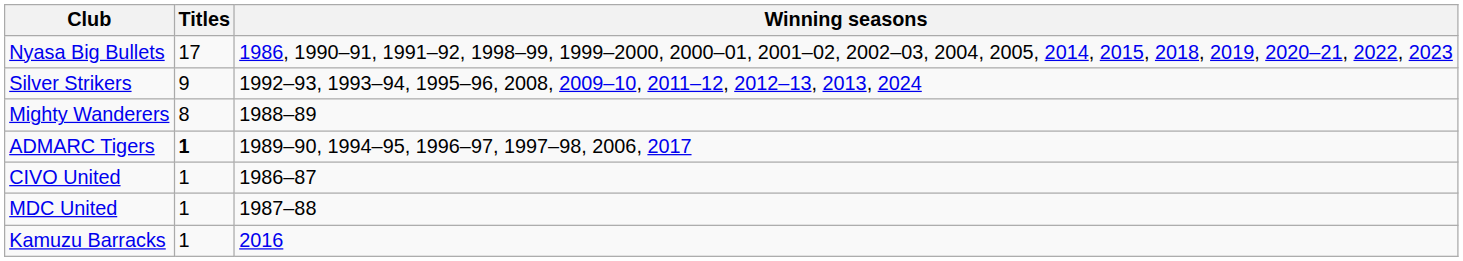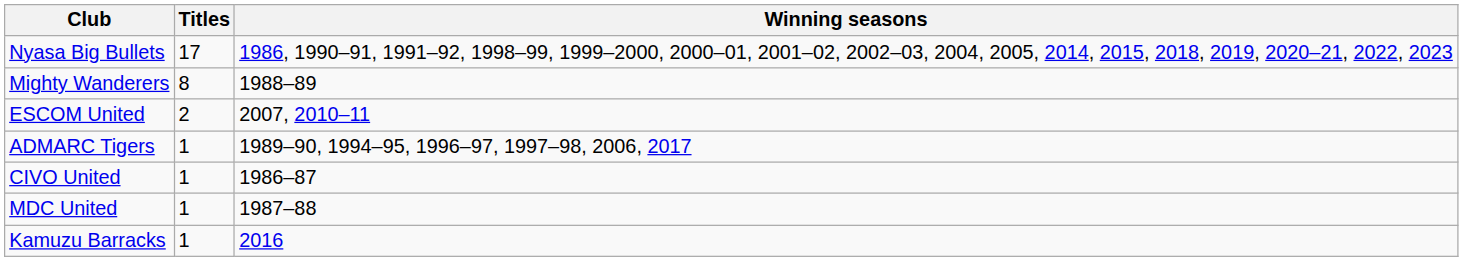- row: (70, 83)
+ row: (77, 114)
(184, 146) bold -> (184, 146) normal
